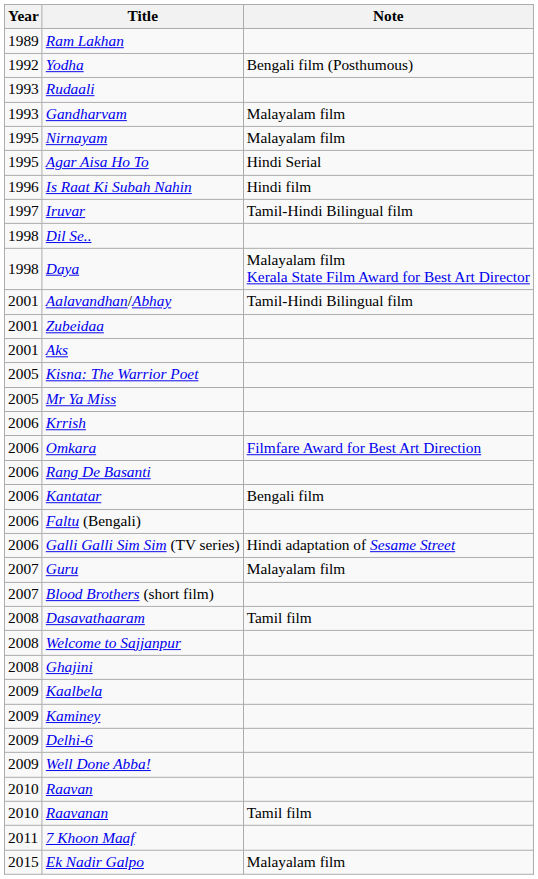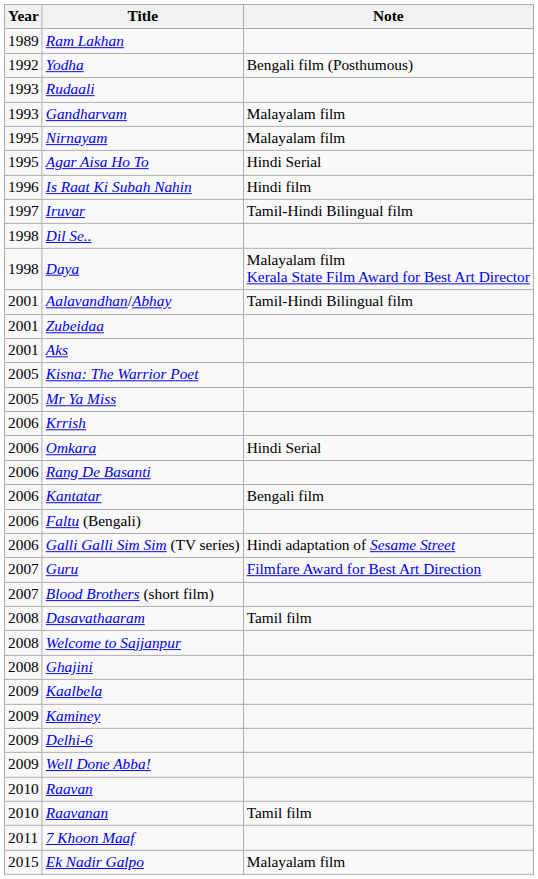(364, 448) Filmfare Award for Best Art Direction -> (284, 448) Hindi Serial
(296, 569) Malayalam film -> (364, 569) Filmfare Award for Best Art Direction
